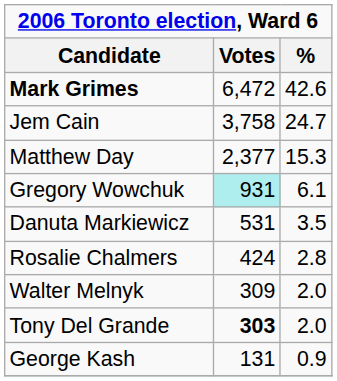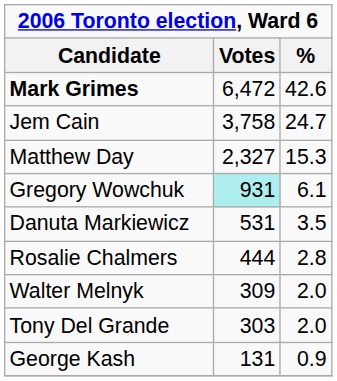(249, 156) 2,377 -> (249, 156) 2,327
(258, 257) 424 -> (258, 257) 444
(258, 325) bold -> (258, 325) normal
